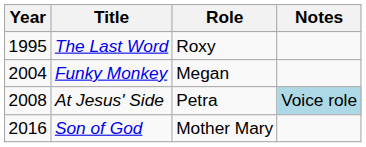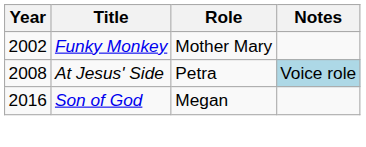- row: (112, 45)
(28, 73) 2004 -> (28, 45) 2002
(203, 73) Megan -> (224, 45) Mother Mary
(225, 127) Mother Mary -> (202, 100) Megan
